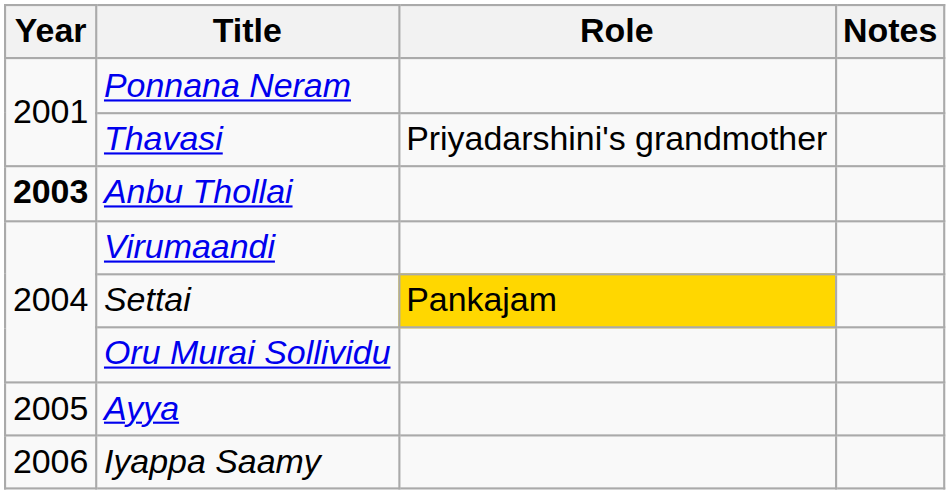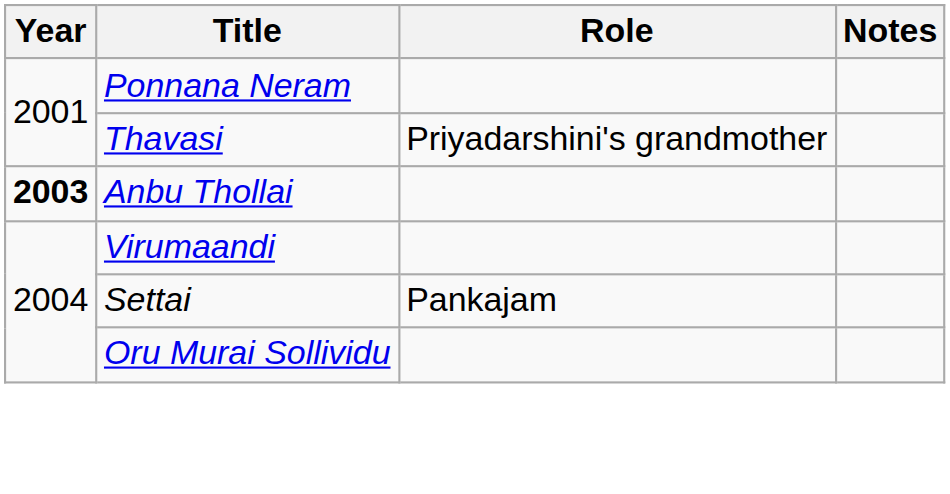(482, 300) gold background -> (482, 300) no background
- row: (142, 407)
- row: (212, 461)
